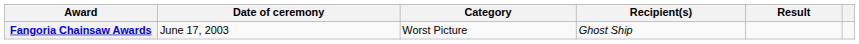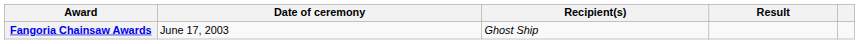- column: (488, 13)
